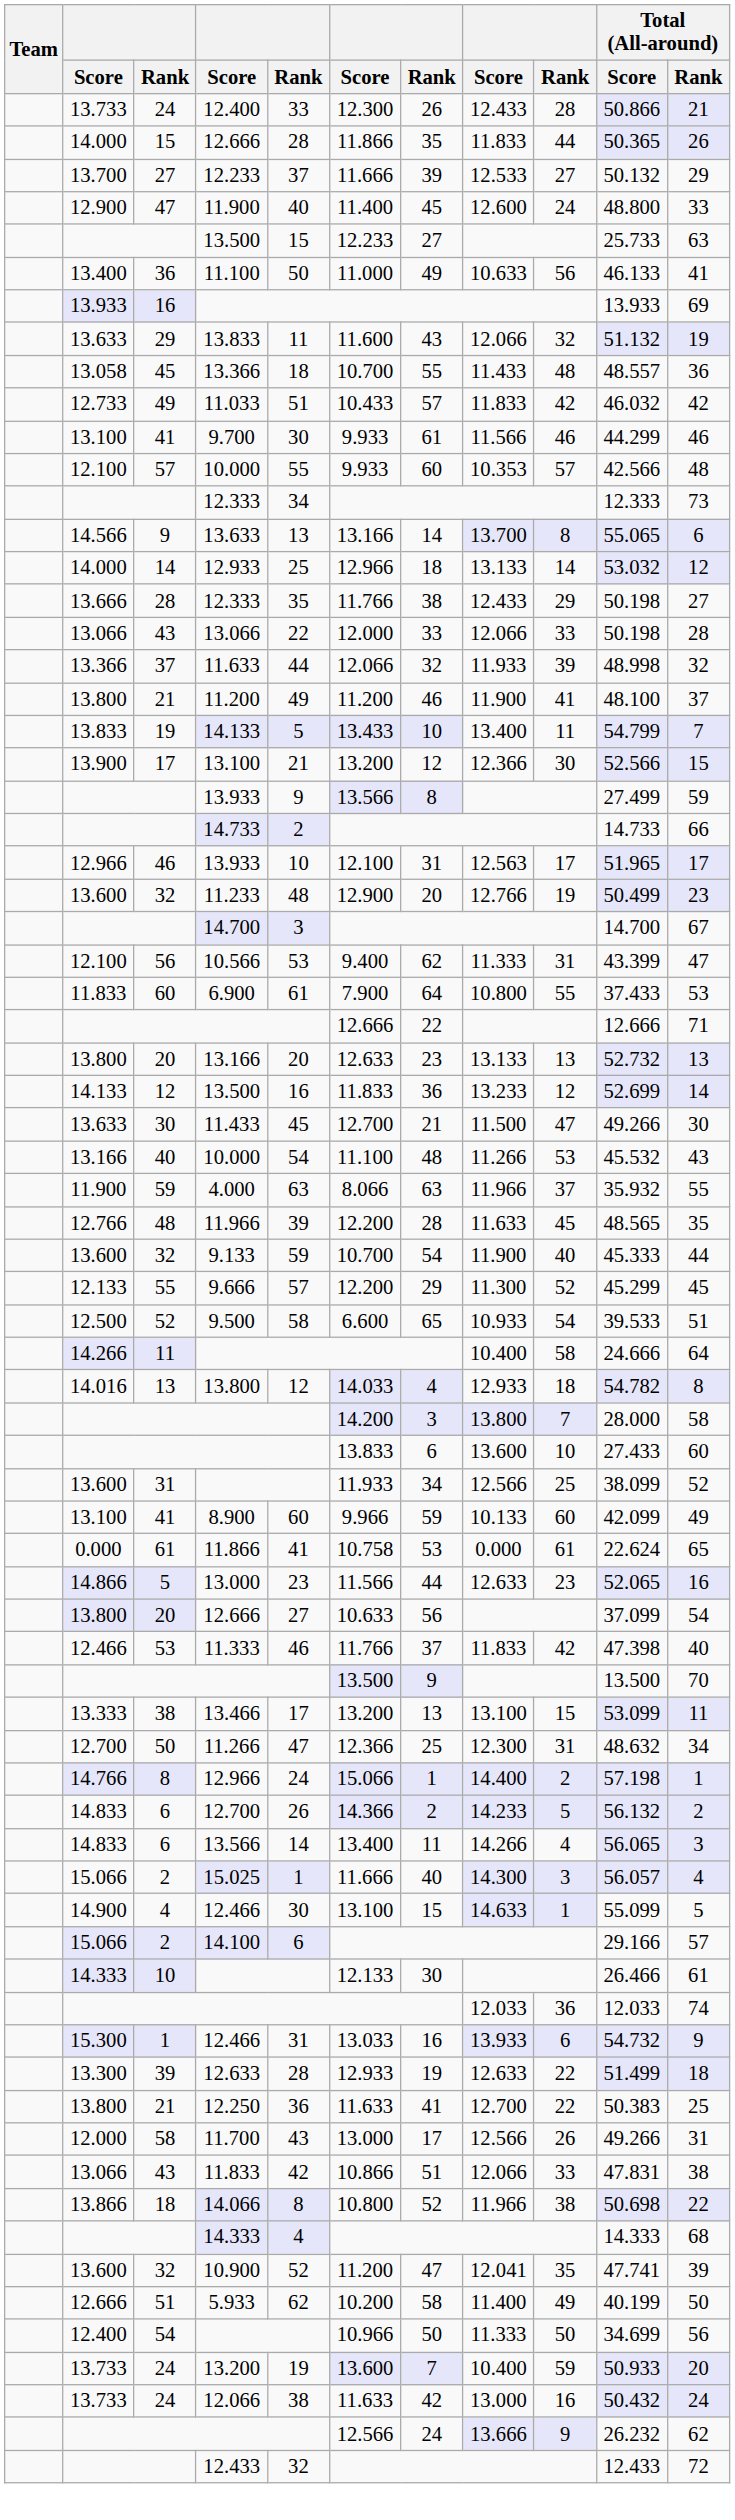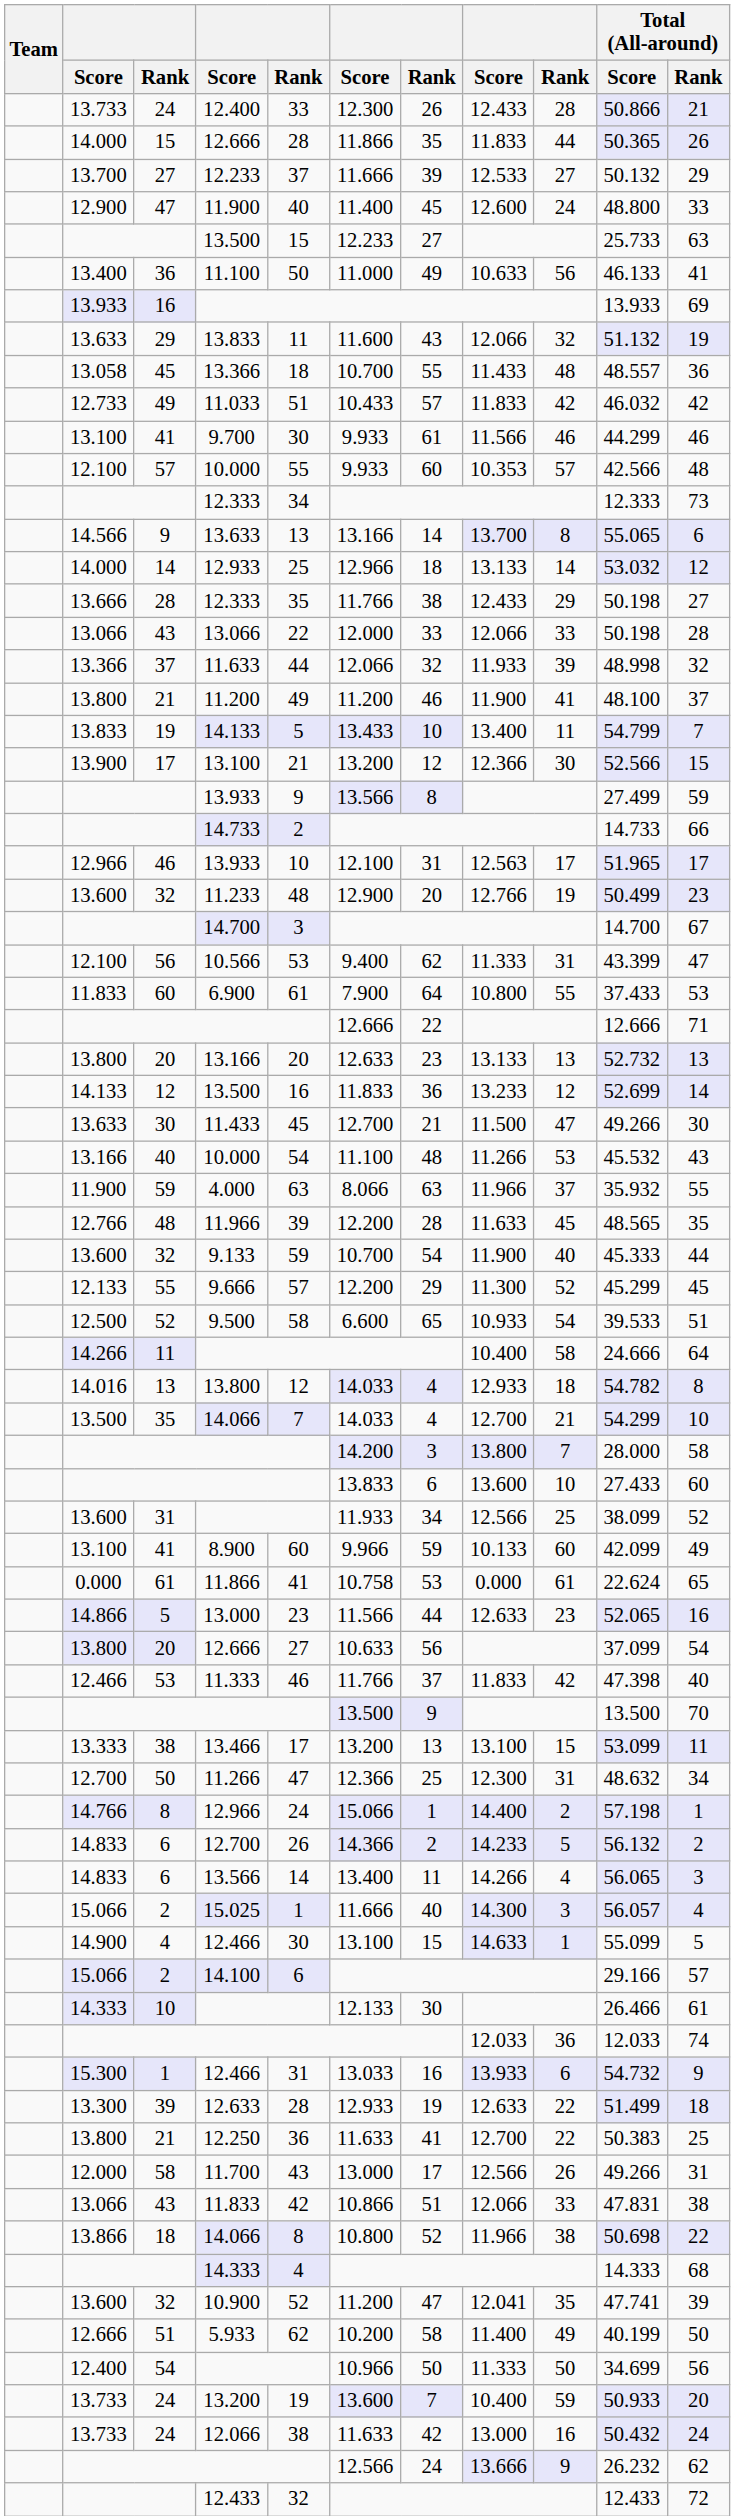+ row: (165, 1418)
